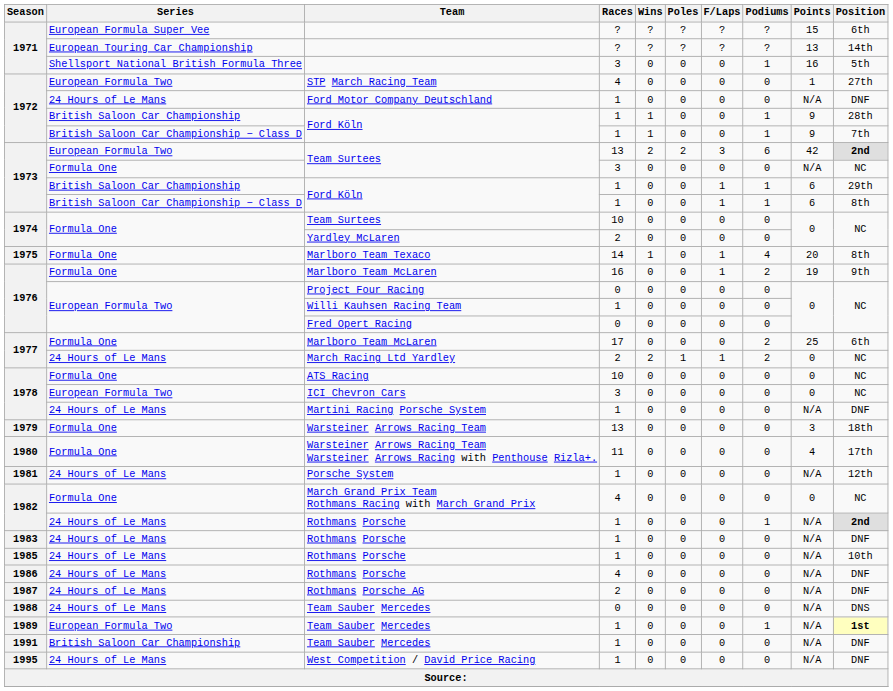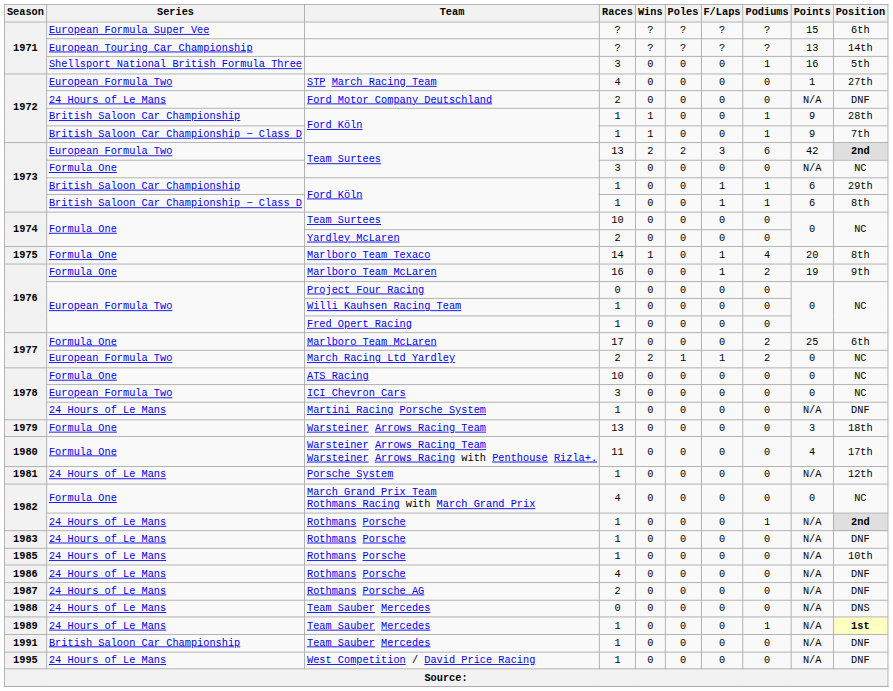(618, 99) 1 -> (618, 99) 2
(618, 324) 0 -> (618, 324) 1
(108, 359) 24 Hours of Le Mans -> (111, 359) European Formula Two
(111, 626) European Formula Two -> (108, 626) 24 Hours of Le Mans
